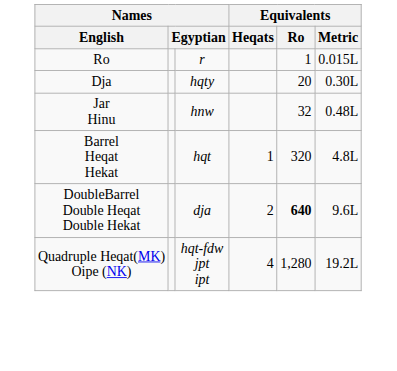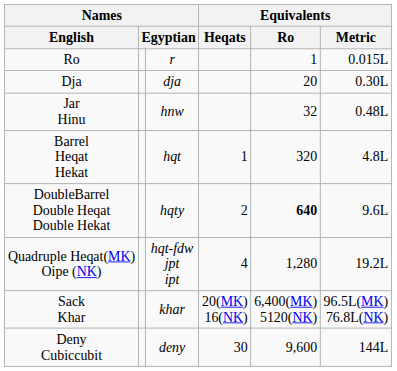(202, 81) hqty -> (172, 81) dja
(202, 210) dja -> (172, 210) hqty
+ row: (72, 309)
+ row: (72, 347)
